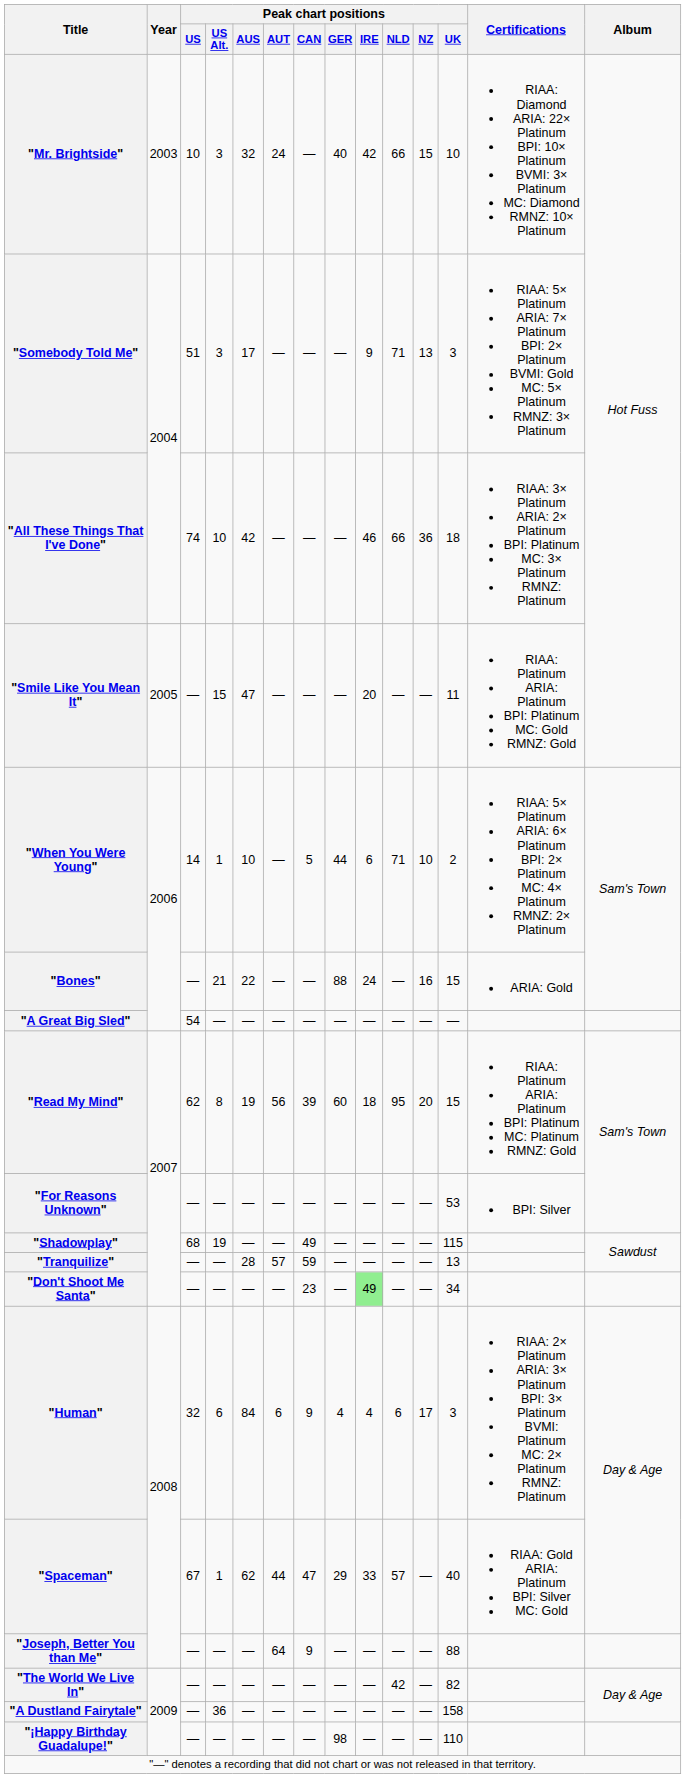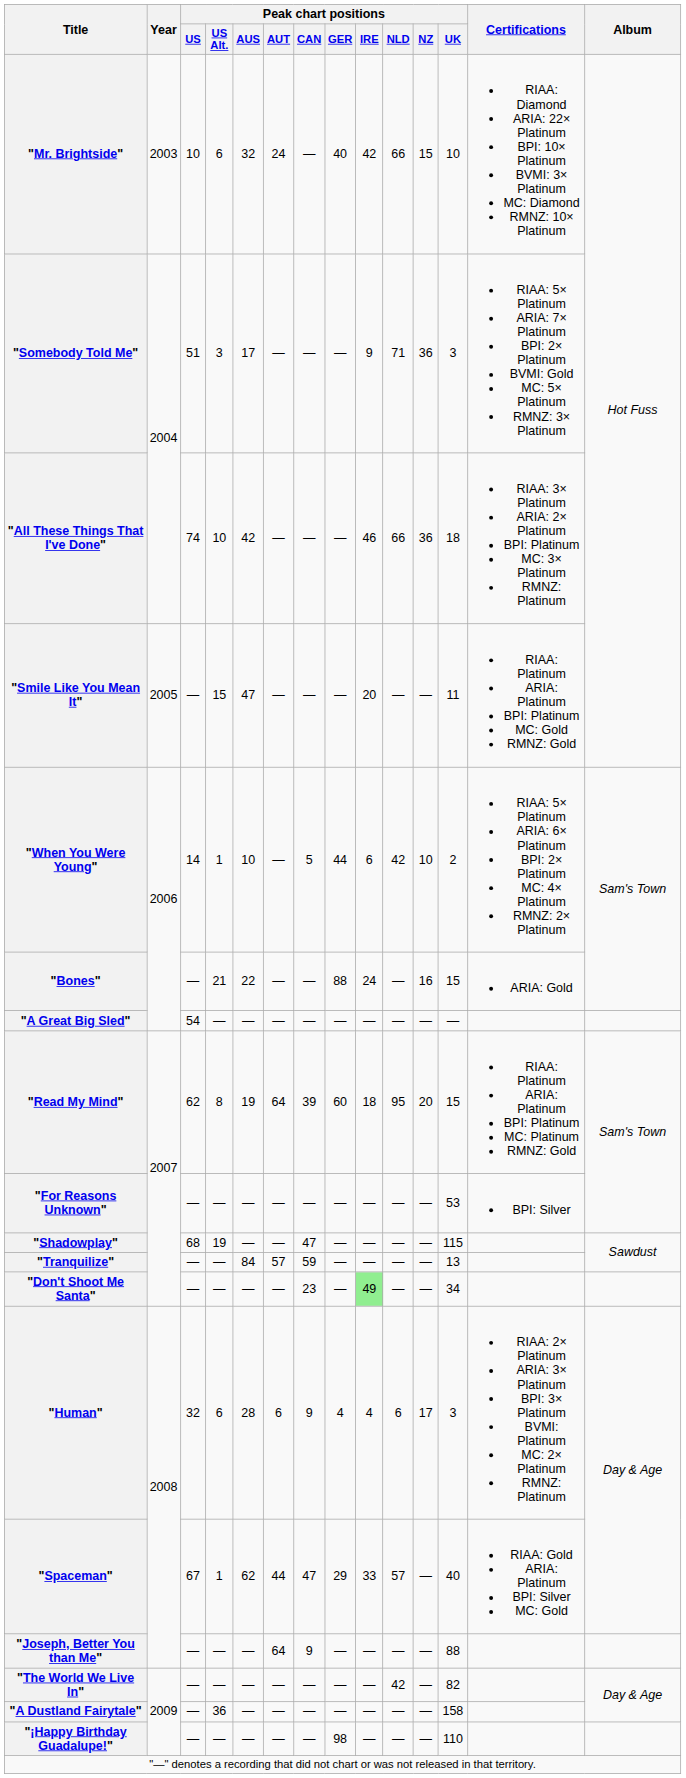(219, 154) 3 -> (219, 154) 6
(426, 353) 13 -> (426, 353) 36
(398, 859) 71 -> (398, 859) 42
(279, 1102) 56 -> (279, 1102) 64
(309, 1242) 49 -> (309, 1242) 47
(248, 1262) 28 -> (248, 1262) 84
(248, 1412) 84 -> (248, 1412) 28
